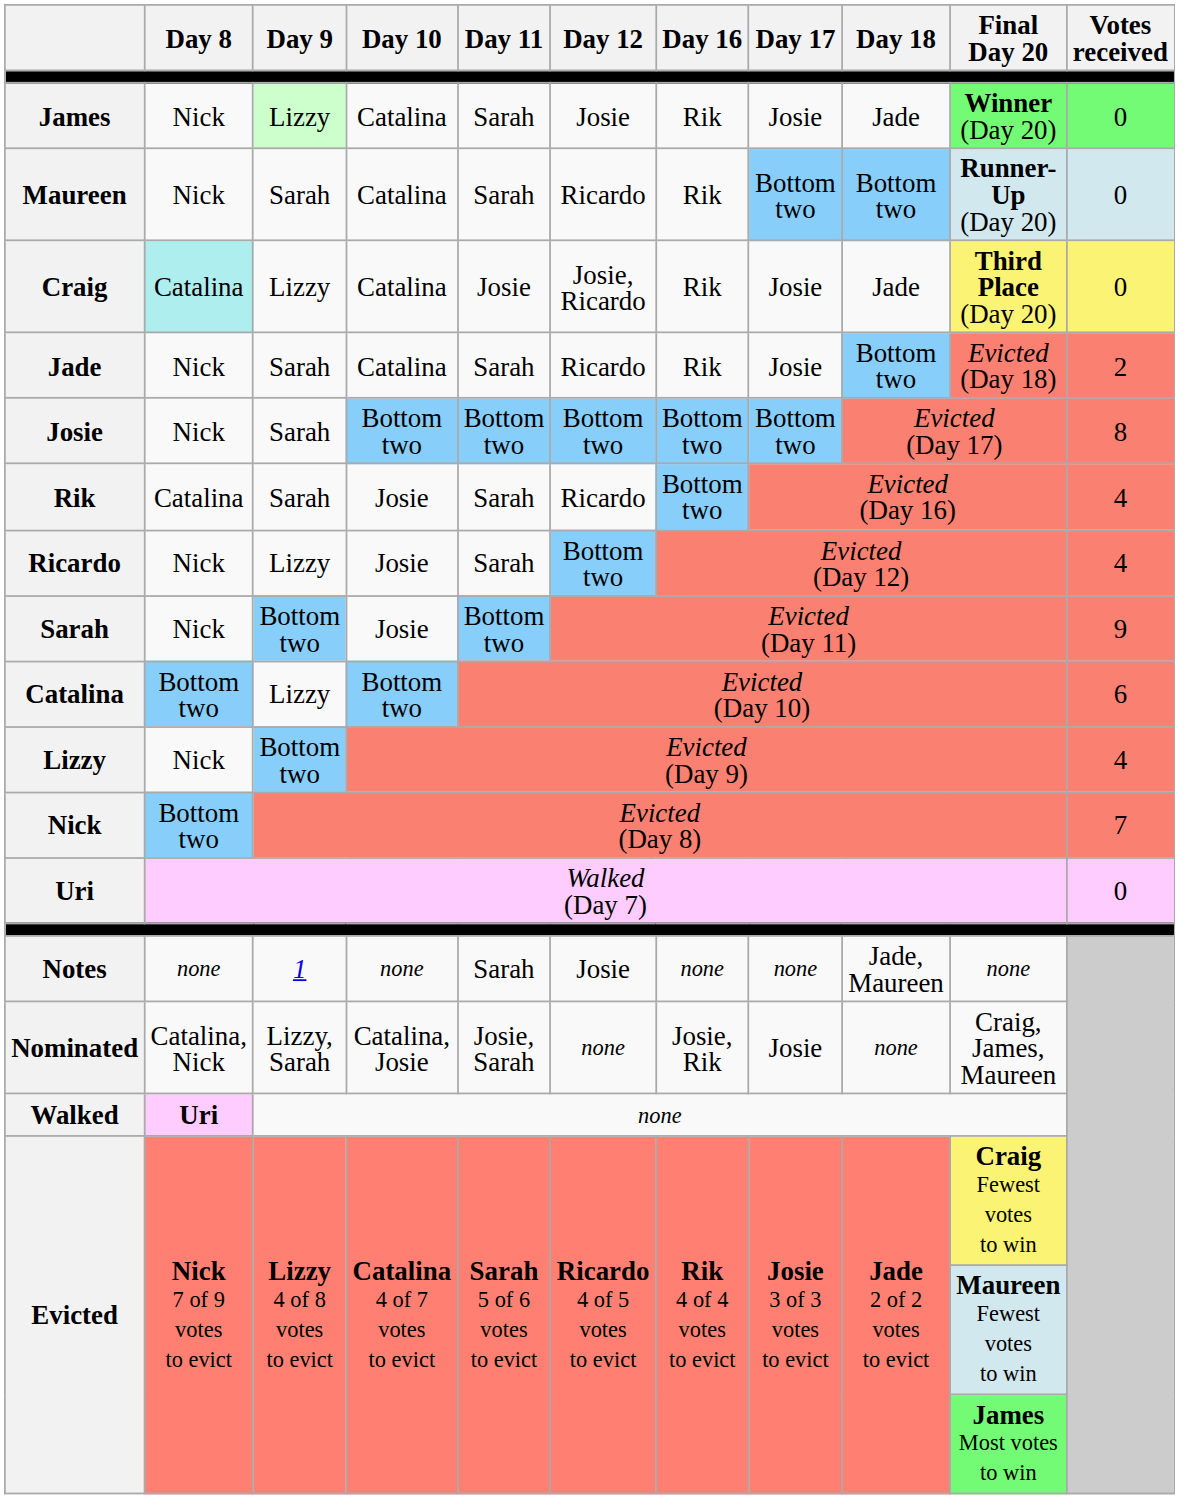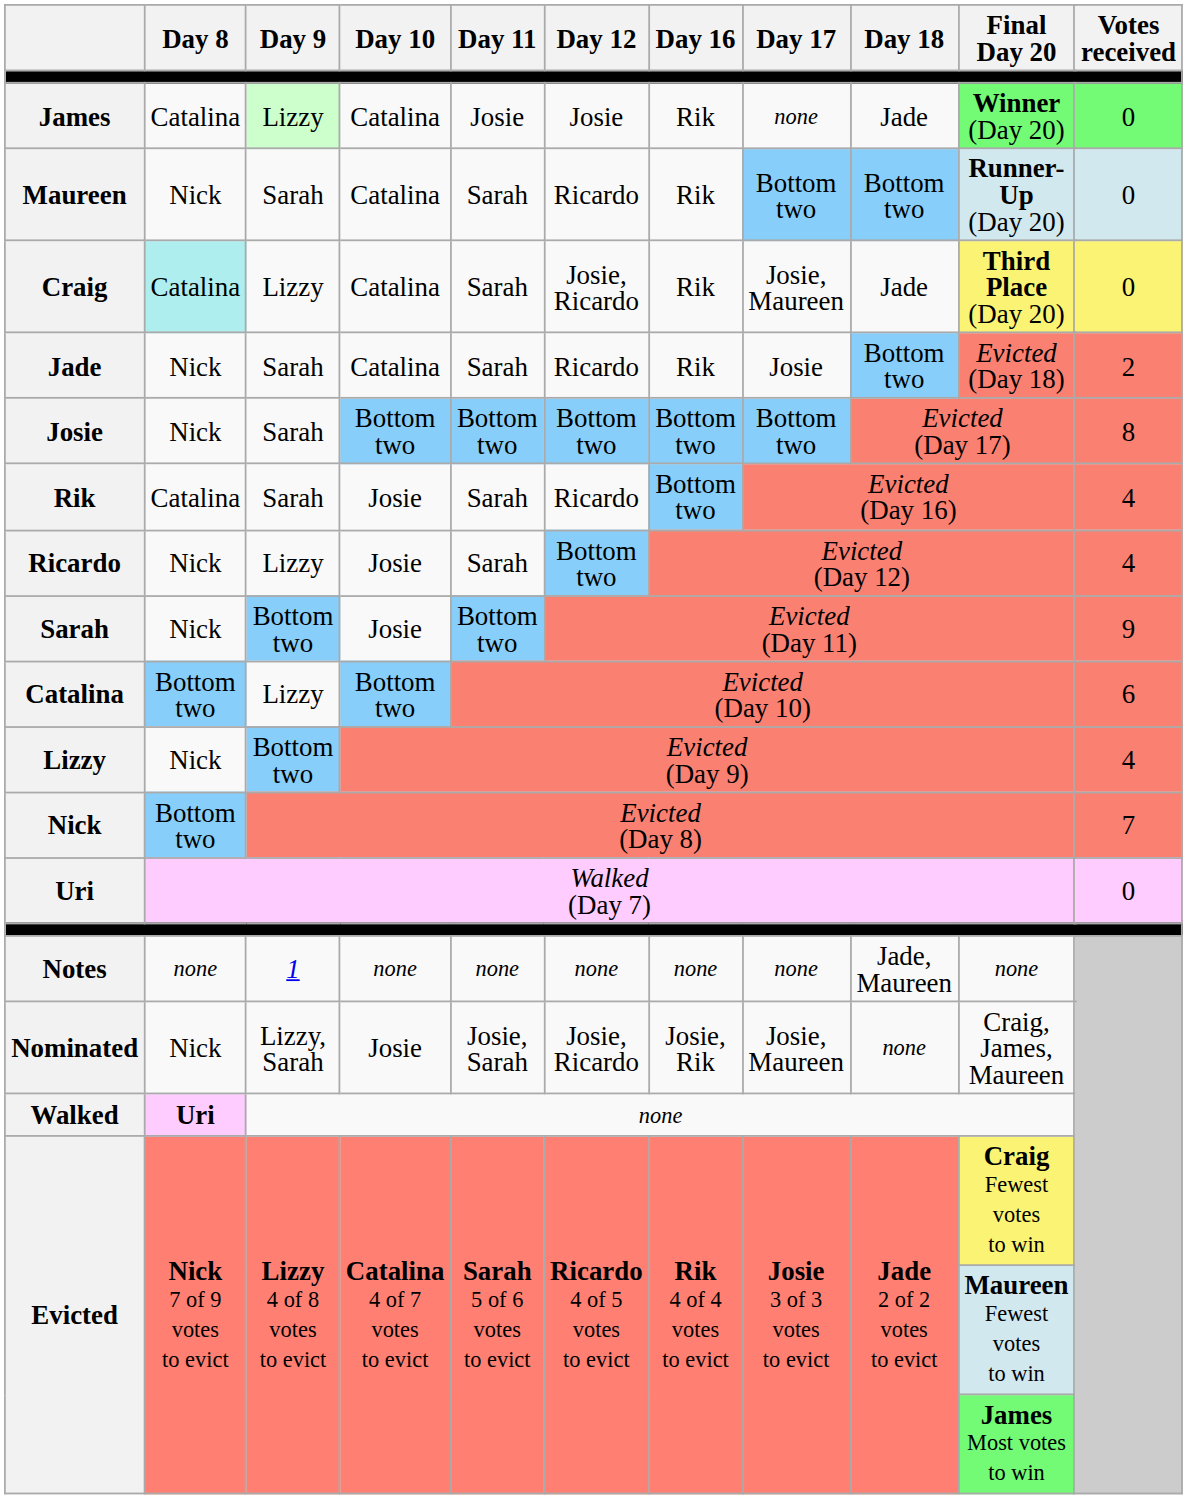(199, 116) Nick -> (195, 116) Catalina
(504, 116) Sarah -> (497, 116) Josie
(795, 116) Josie -> (796, 117) none
(504, 287) Josie -> (497, 287) Sarah
(795, 287) Josie -> (796, 287) Josie, Maureen
(504, 969) Sarah -> (497, 970) none
(603, 969) Josie -> (596, 970) none
(199, 1048) Catalina, Nick -> (195, 1048) Nick
(402, 1048) Catalina, Josie -> (395, 1048) Josie
(603, 1049) none -> (596, 1048) Josie, Ricardo
(795, 1048) Josie -> (796, 1048) Josie, Maureen
